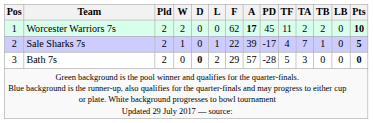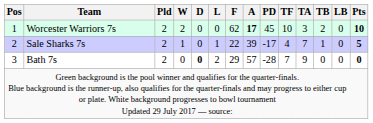(287, 28) 11 -> (287, 28) 10
(305, 28) 2 -> (305, 28) 3
(287, 60) 5 -> (287, 60) 7
(305, 60) 3 -> (305, 60) 9
